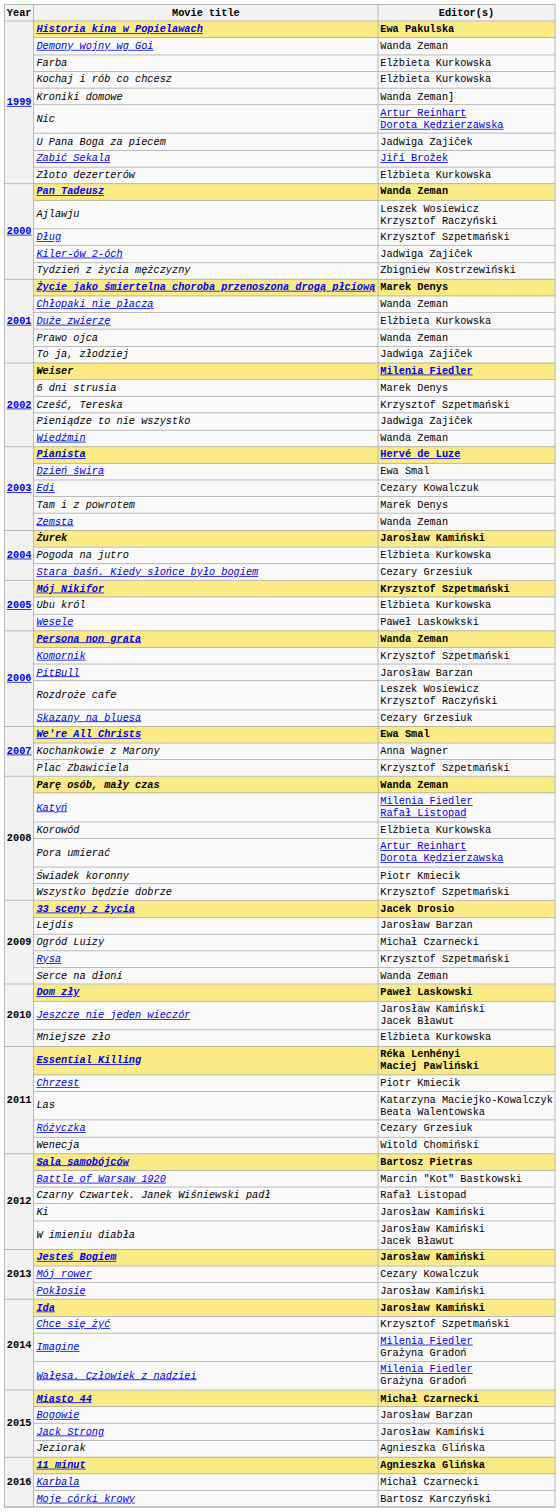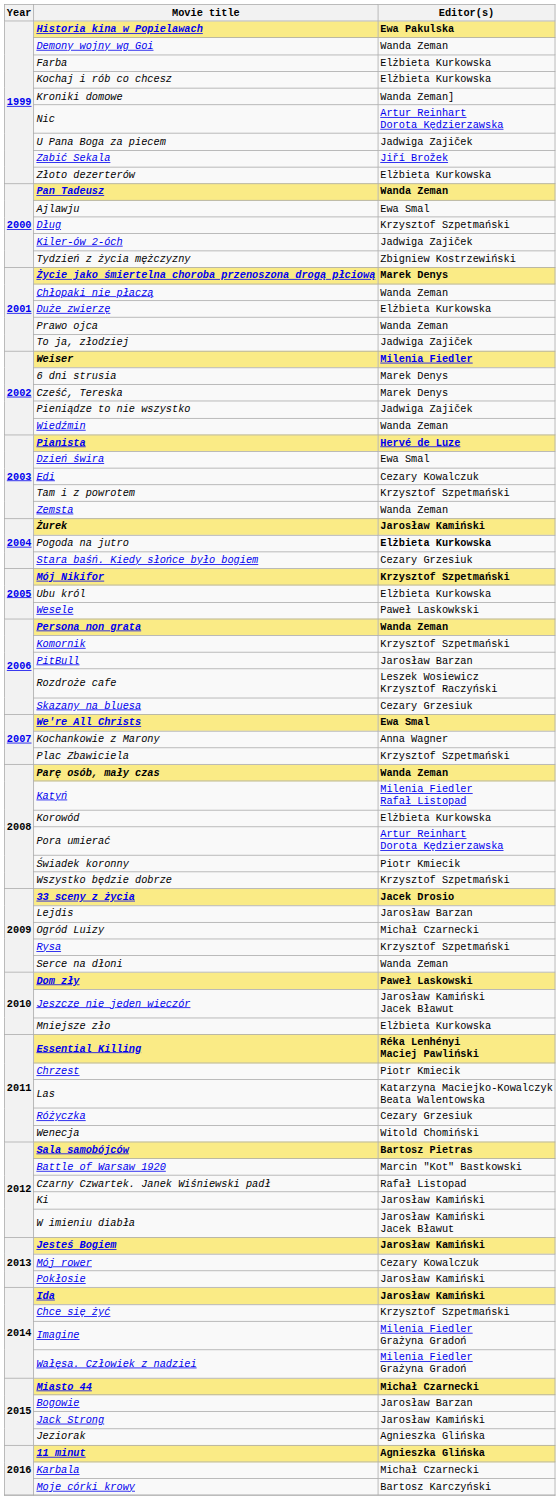(439, 215) Leszek Wosiewicz Krzysztof Raczyński -> (405, 209) Ewa Smal
(445, 405) Krzysztof Szpetmański -> (414, 393) Marek Denys
(414, 505) Marek Denys -> (445, 493) Krzysztof Szpetmański
(436, 555) normal -> (436, 543) bold
